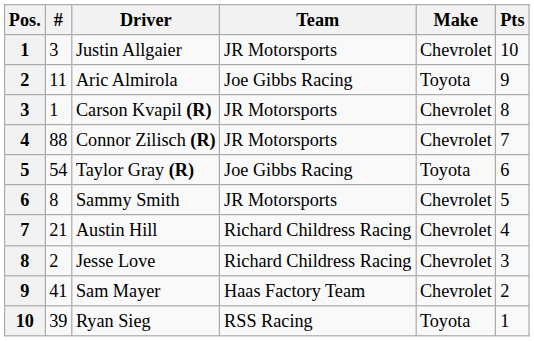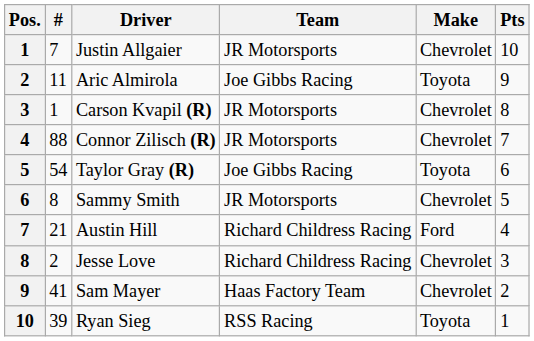(54, 49) 3 -> (54, 49) 7
(456, 230) Chevrolet -> (437, 230) Ford
